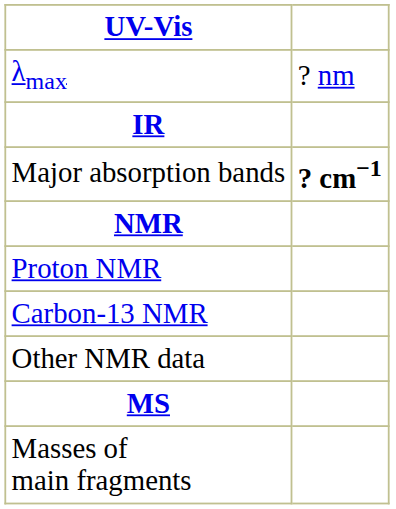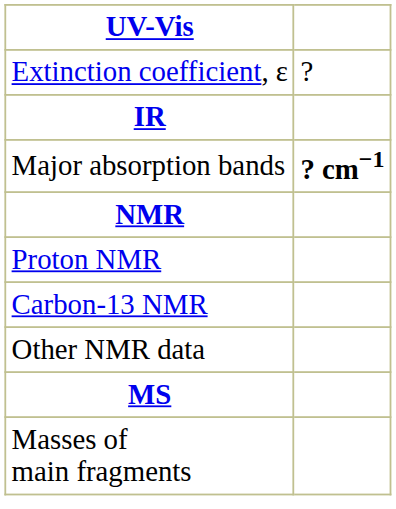- row: (39, 75)
+ row: (150, 71)
